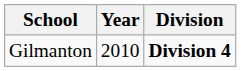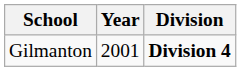(120, 50) 2010 -> (120, 50) 2001
